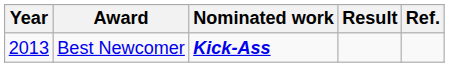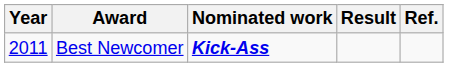(29, 47) 2013 -> (28, 47) 2011
